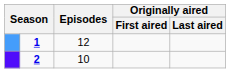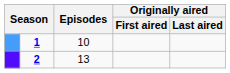(83, 42) 12 -> (83, 42) 10
(83, 59) 10 -> (83, 59) 13
